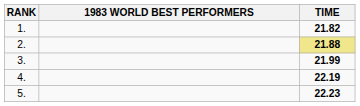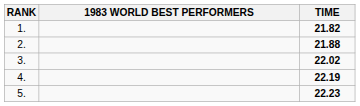(327, 45) khaki background -> (327, 45) no background
(327, 61) 21.99 -> (327, 61) 22.02
